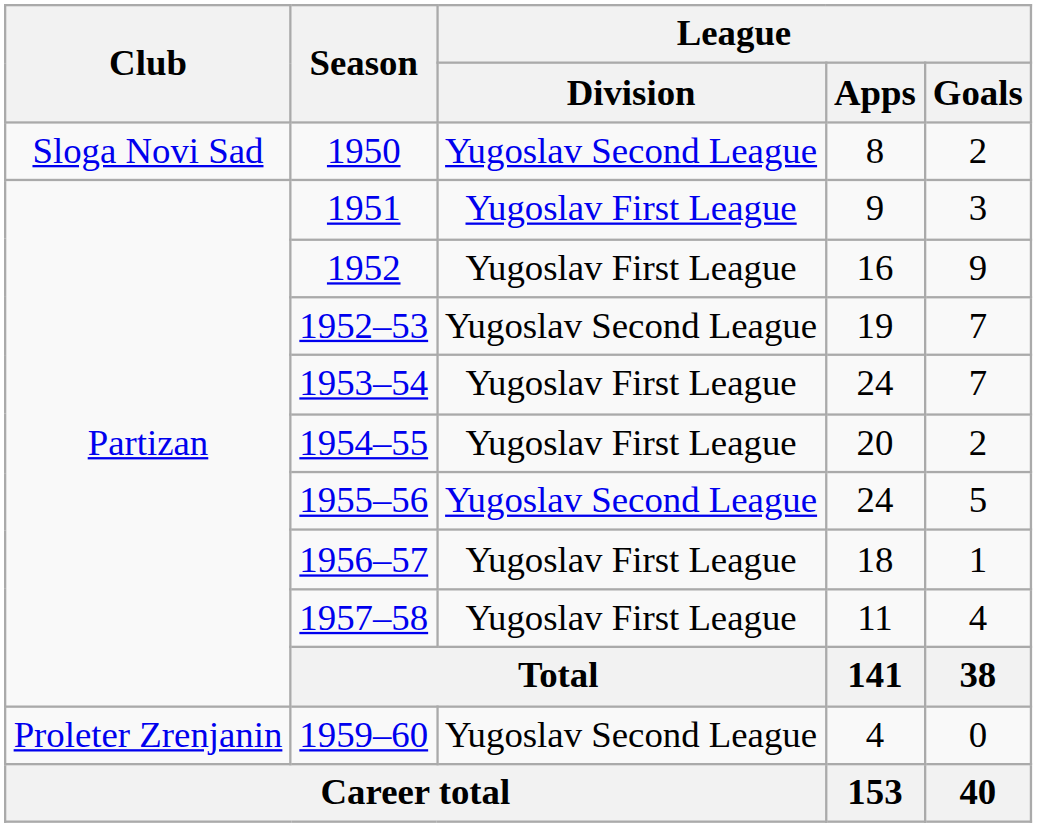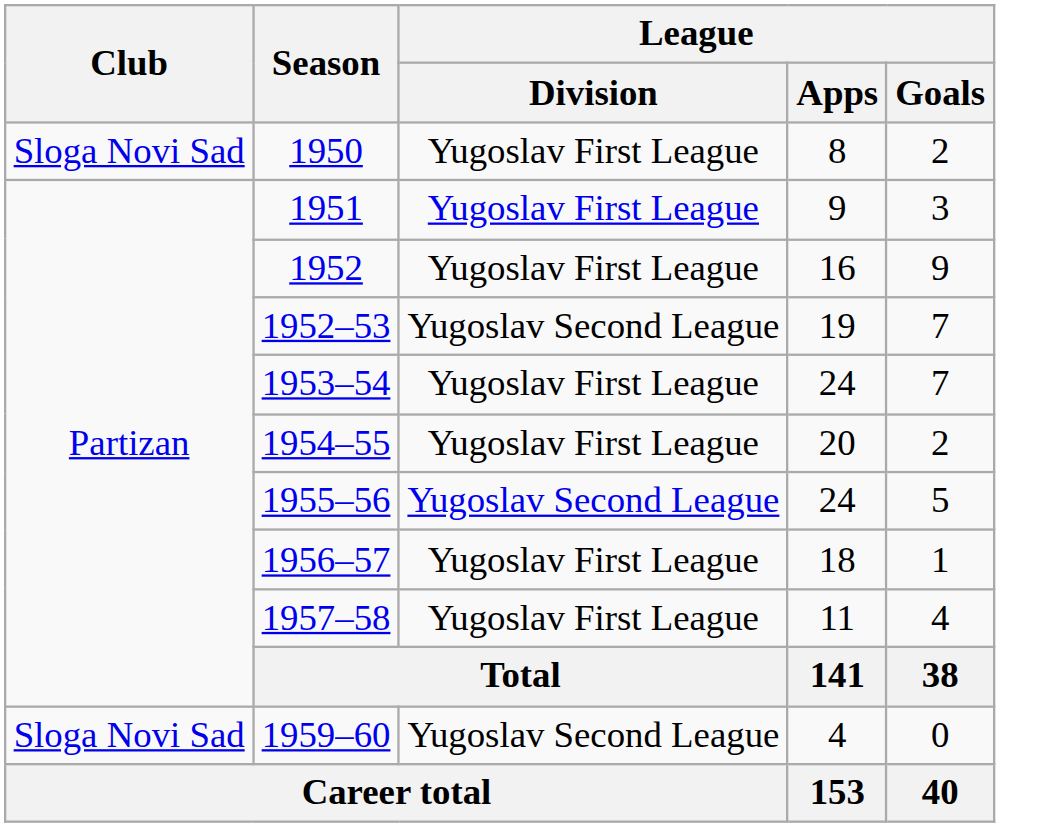(631, 150) Yugoslav Second League -> (593, 150) Yugoslav First League
(148, 734) Proleter Zrenjanin -> (129, 734) Sloga Novi Sad
